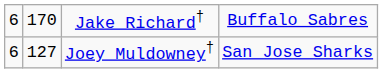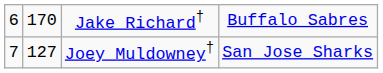(14, 52) 6 -> (14, 52) 7
